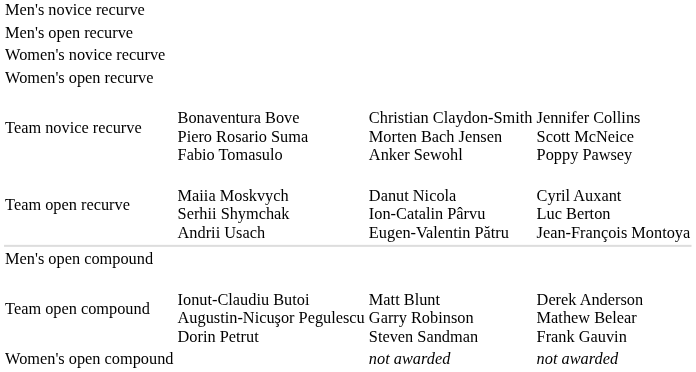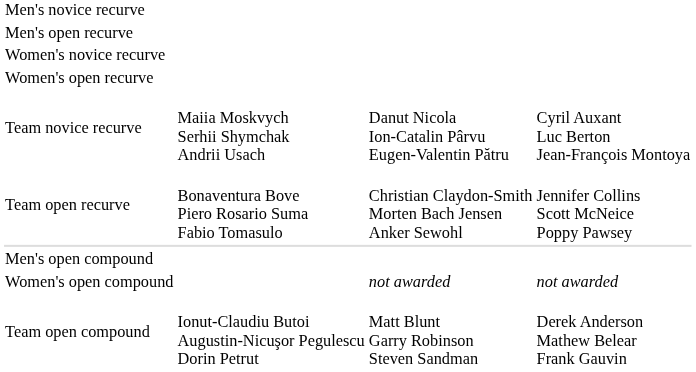(243, 136) Bonaventura Bove Piero Rosario Suma Fabio Tomasulo -> (234, 136) Maiia Moskvych Serhii Shymchak Andrii Usach
(451, 136) Christian Claydon-Smith Morten Bach Jensen Anker Sewohl -> (439, 136) Danut Nicola Ion-Catalin Pârvu Eugen-Valentin Pătru
(588, 136) Jennifer Collins Scott McNeice Poppy Pawsey -> (613, 136) Cyril Auxant Luc Berton Jean-François Montoya
(234, 214) Maiia Moskvych Serhii Shymchak Andrii Usach -> (243, 214) Bonaventura Bove Piero Rosario Suma Fabio Tomasulo
(439, 214) Danut Nicola Ion-Catalin Pârvu Eugen-Valentin Pătru -> (451, 214) Christian Claydon-Smith Morten Bach Jensen Anker Sewohl
(613, 214) Cyril Auxant Luc Berton Jean-François Montoya -> (588, 214) Jennifer Collins Scott McNeice Poppy Pawsey
rows swapped: (89, 359) <-> (77, 309)
